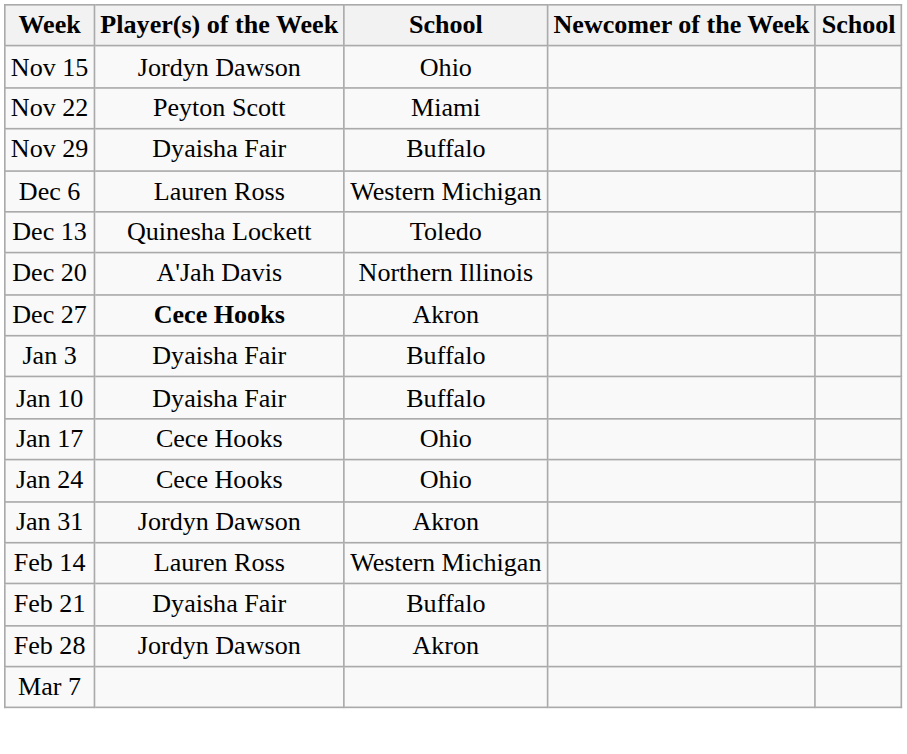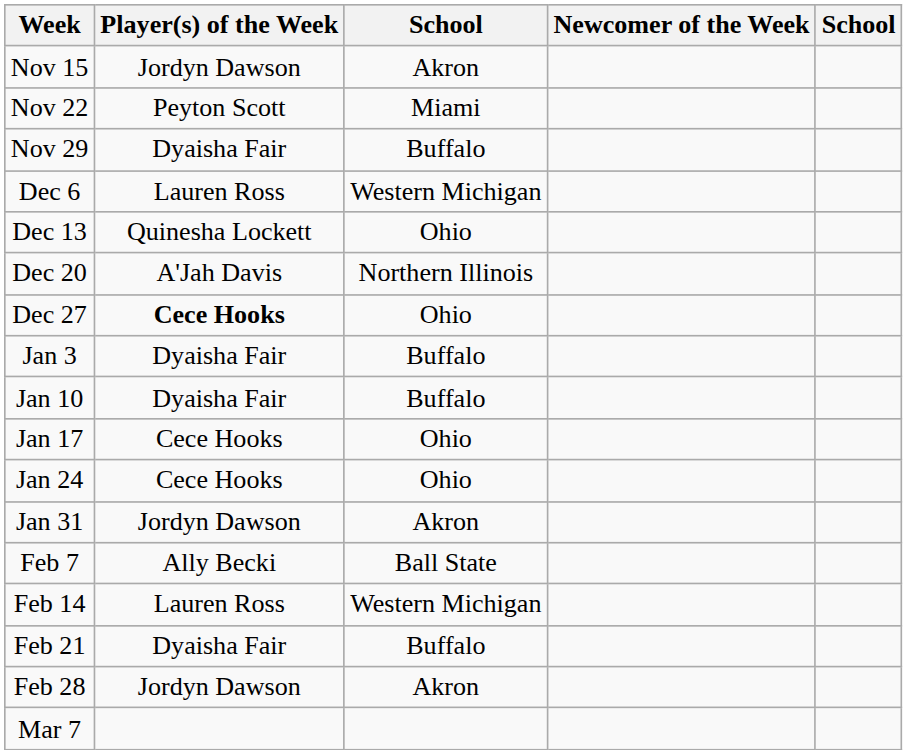(446, 66) Ohio -> (446, 66) Akron
(446, 231) Toledo -> (446, 231) Ohio
(446, 314) Akron -> (446, 314) Ohio
+ row: (50, 562)
